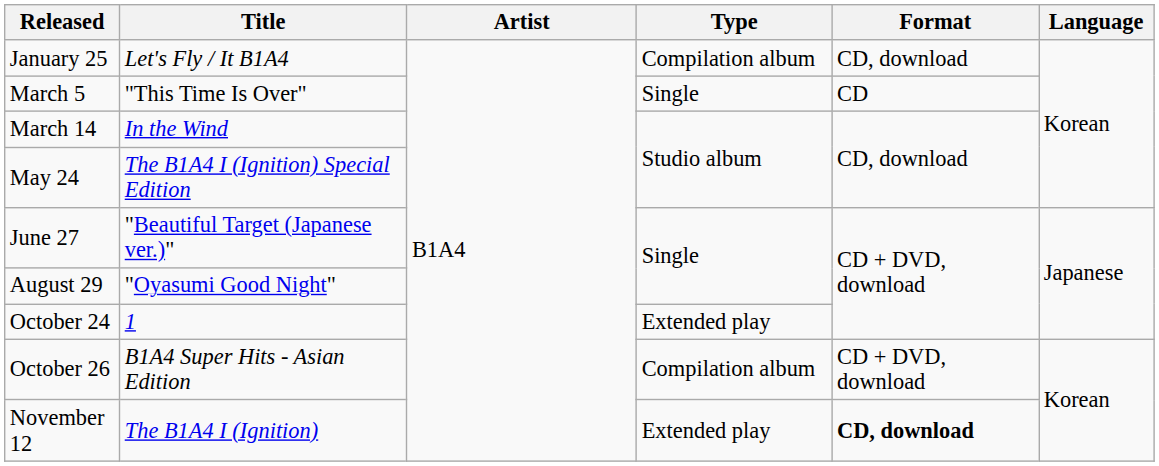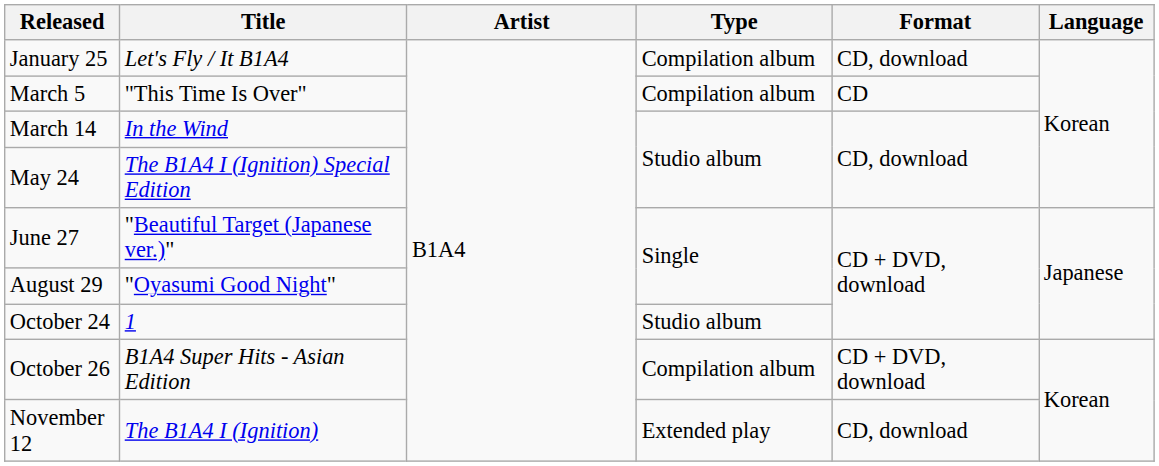(670, 93) Single -> (728, 93) Compilation album
(706, 321) Extended play -> (702, 321) Studio album
(905, 430) bold -> (902, 430) normal
